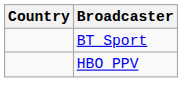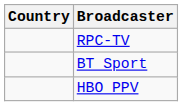+ row: (103, 40)
